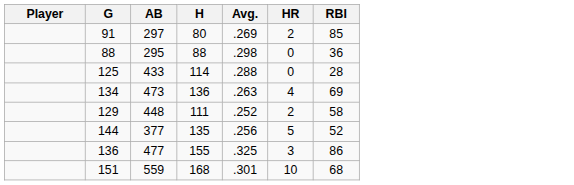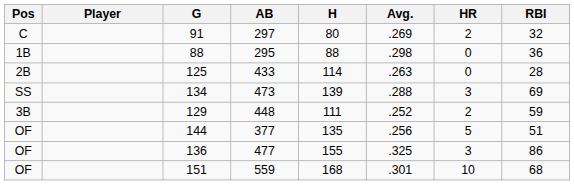+ column: (23, 14)
(336, 33) 85 -> (536, 33) 32
(245, 72) .288 -> (400, 72) .263
(199, 92) 136 -> (332, 92) 139
(245, 92) .263 -> (400, 92) .288
(291, 92) 4 -> (468, 92) 3
(336, 111) 58 -> (536, 111) 59
(336, 131) 52 -> (536, 131) 51
